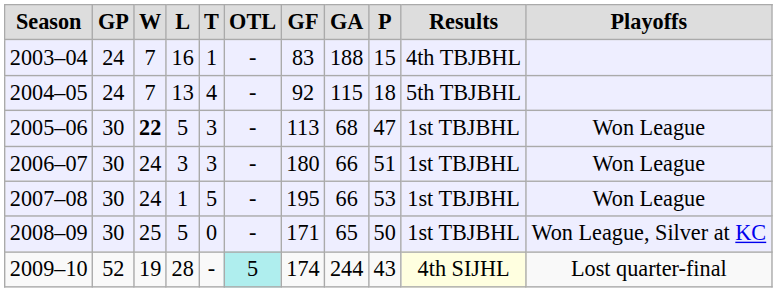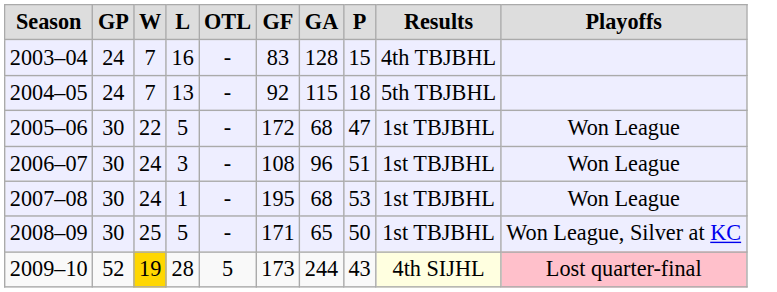- column: (211, 22)
(347, 57) 188 -> (322, 57) 128
(150, 127) bold -> (150, 127) normal
(303, 127) 113 -> (278, 127) 172
(303, 163) 180 -> (278, 163) 108
(347, 163) 66 -> (322, 163) 96
(347, 198) 66 -> (322, 198) 68
(150, 269) no background -> (150, 269) gold background
(253, 269) paleturquoise background -> (228, 269) no background
(303, 269) 174 -> (278, 269) 173
(649, 269) no background -> (624, 269) pink background
